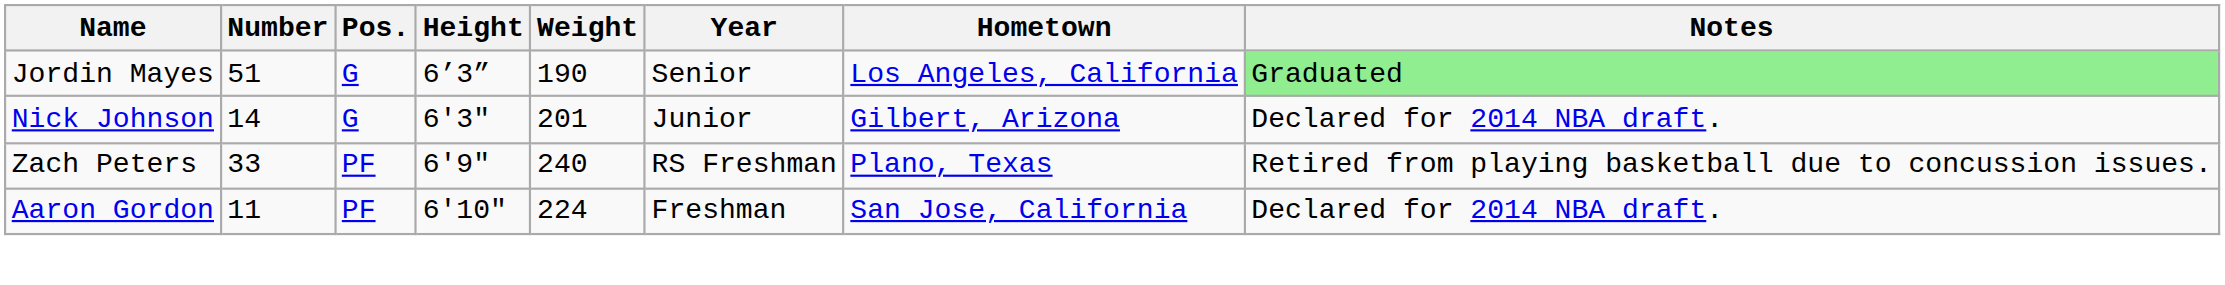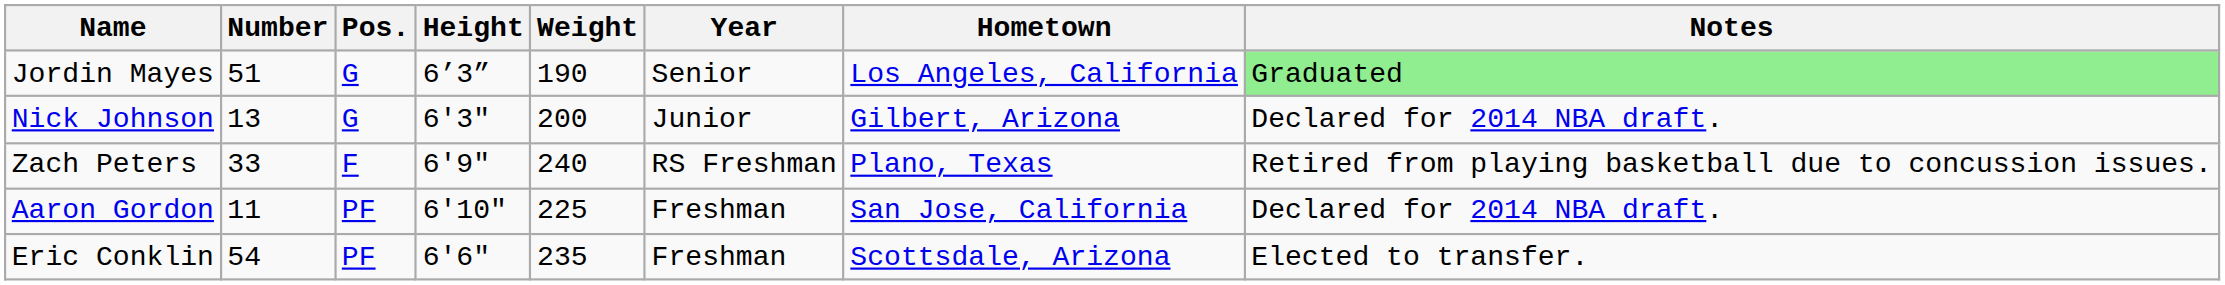(244, 119) 14 -> (244, 119) 13
(562, 119) 201 -> (562, 119) 200
(359, 165) PF -> (350, 165) F
(562, 211) 224 -> (562, 211) 225
+ row: (113, 257)
